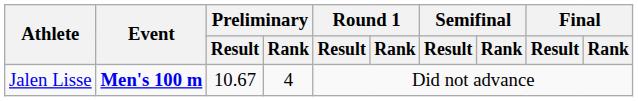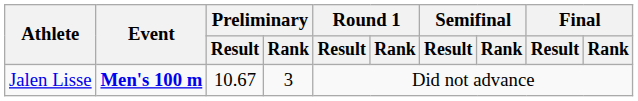(288, 80) 4 -> (288, 80) 3
